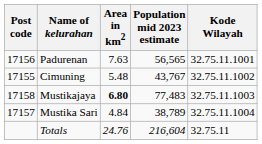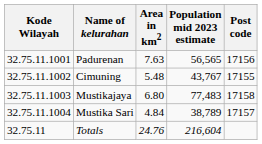columns swapped: (223, 27) <-> (21, 27)
(118, 94) bold -> (154, 94) normal
